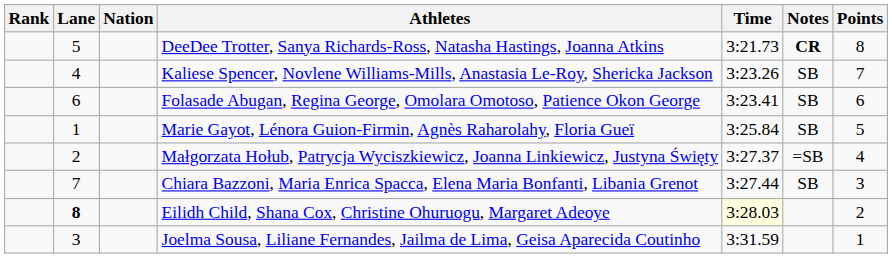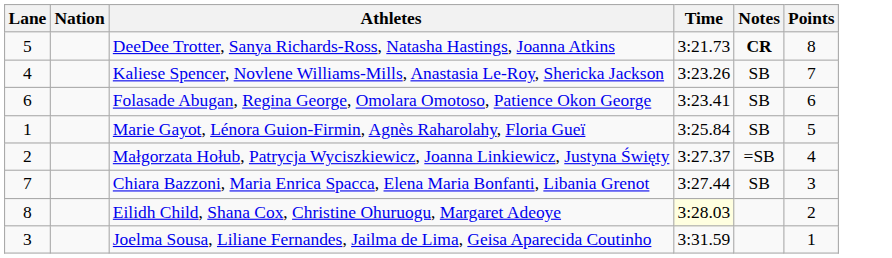- column: (29, 18)
(76, 211) bold -> (27, 211) normal
